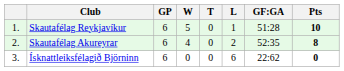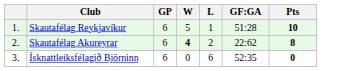- column: (211, 12)
(188, 43) normal -> (188, 43) bold
(268, 43) 52:35 -> (246, 43) 22:62
(268, 58) 22:62 -> (246, 58) 52:35
